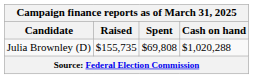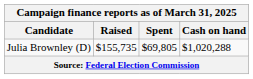(159, 47) $69,808 -> (159, 47) $69,805
